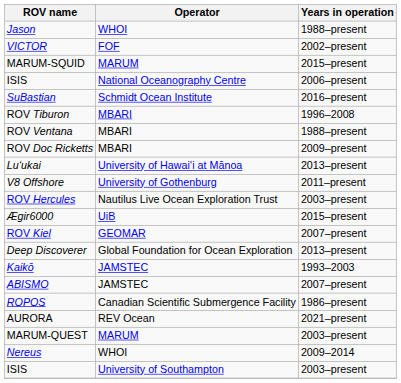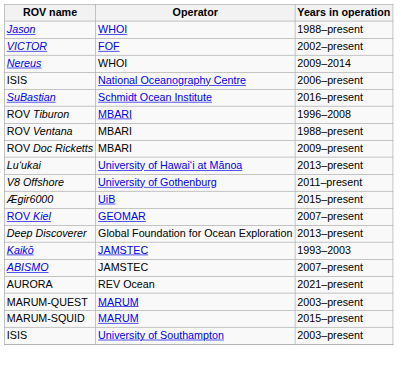rows swapped: (24, 353) <-> (46, 64)
- row: (41, 200)
- row: (26, 302)
